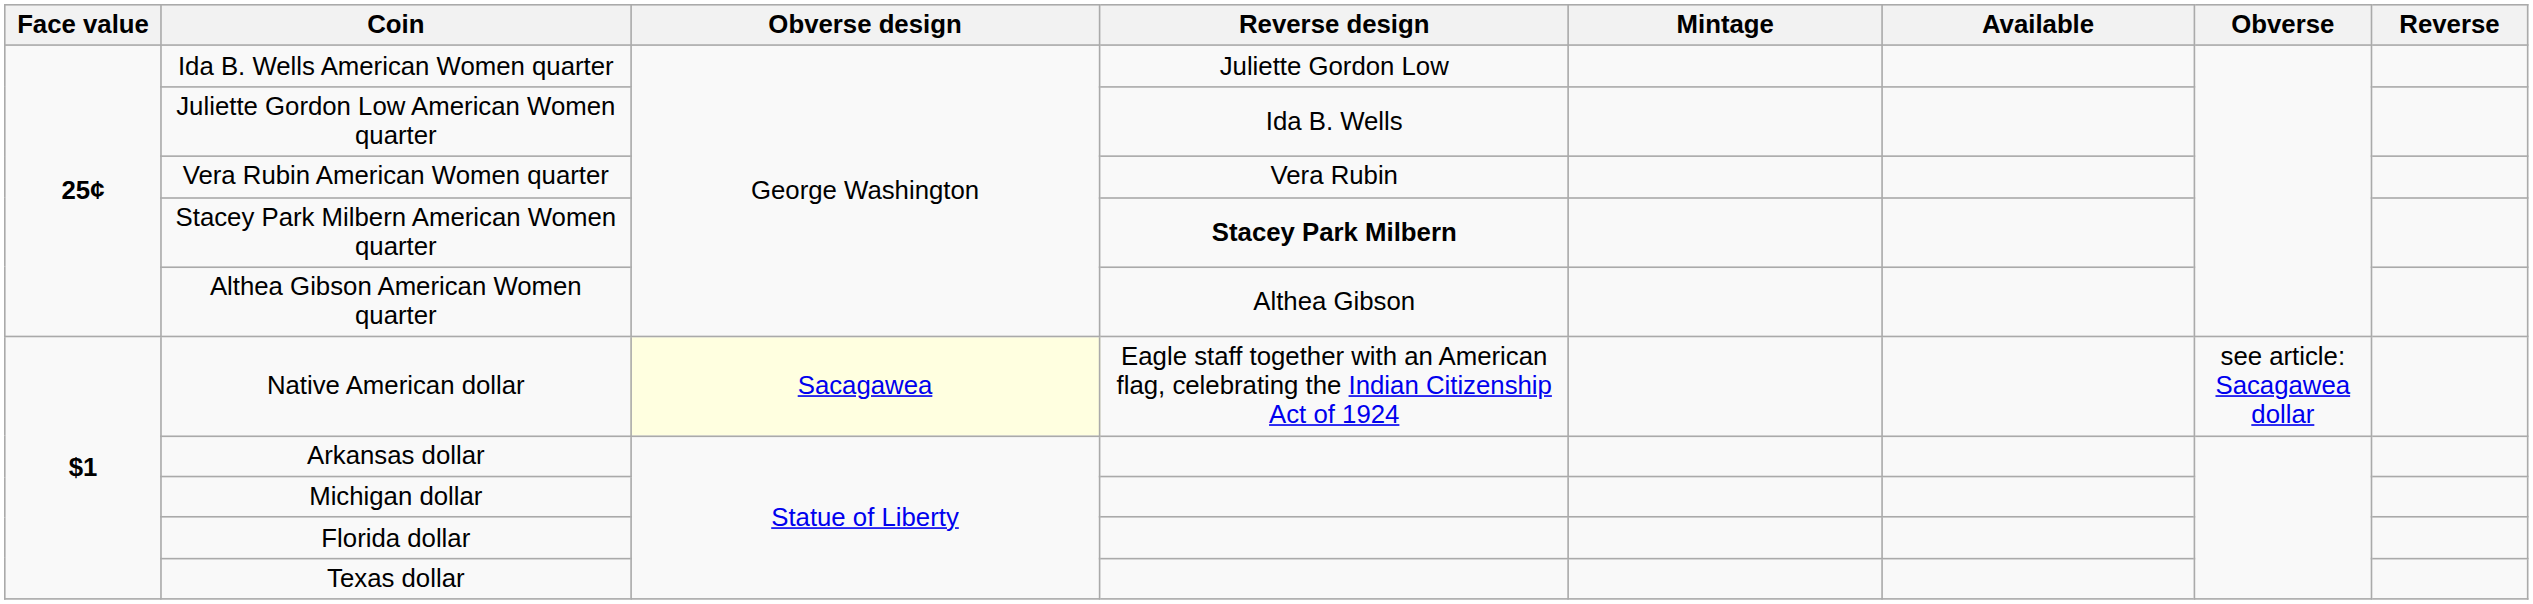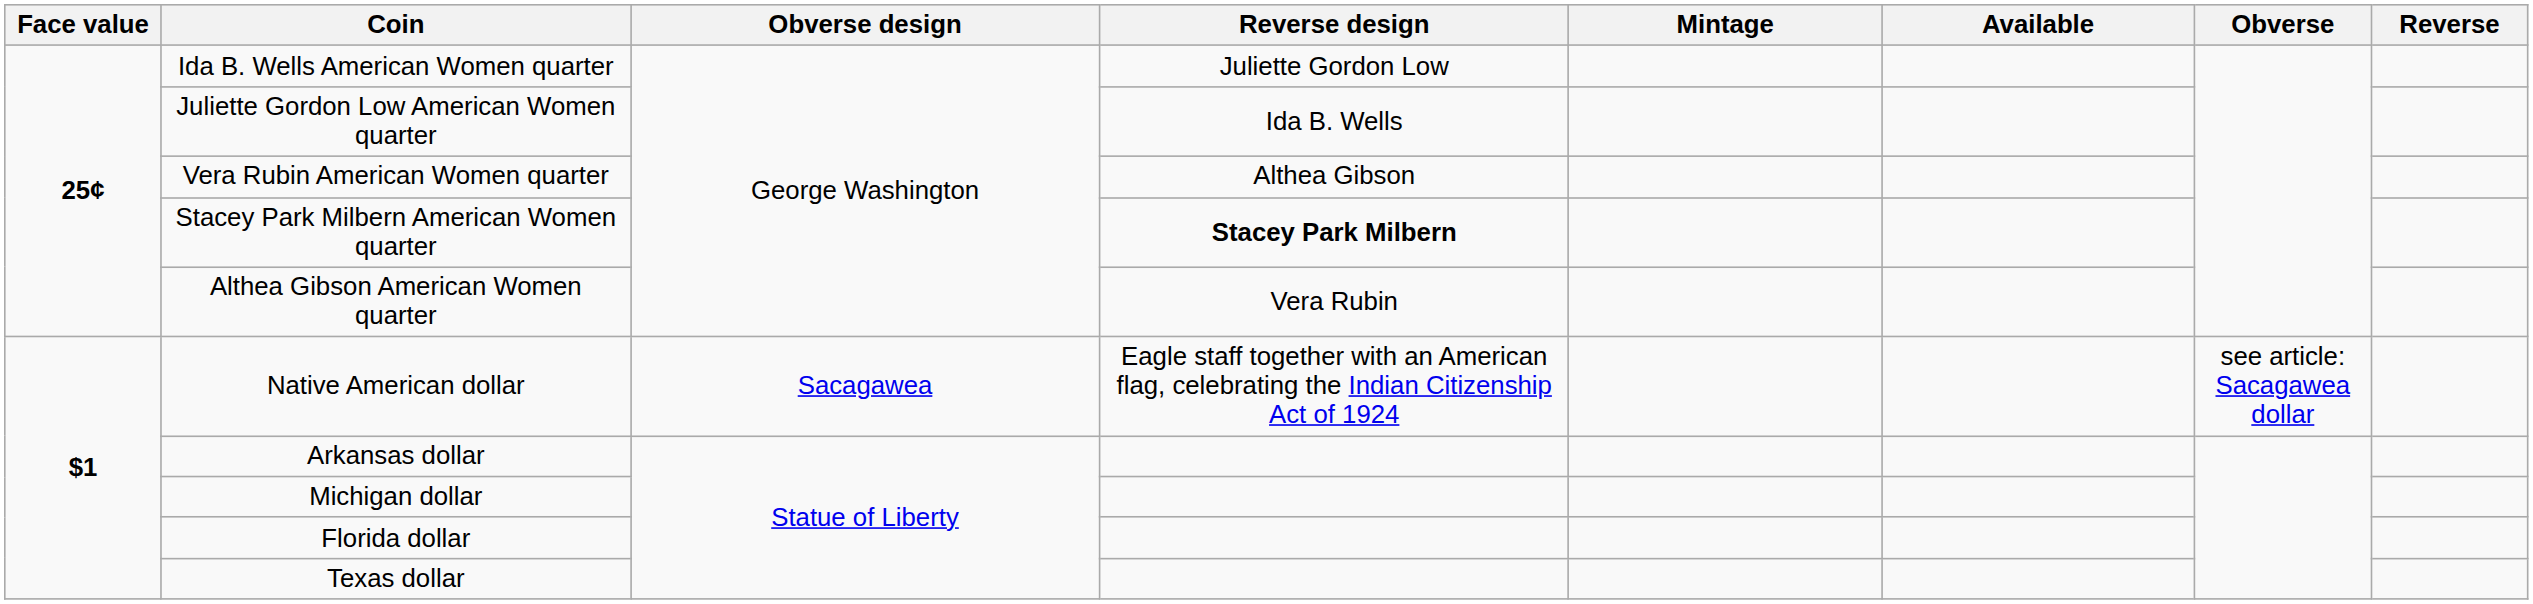(1334, 176) Vera Rubin -> (1334, 176) Althea Gibson
(1334, 301) Althea Gibson -> (1334, 301) Vera Rubin
(865, 385) lightyellow background -> (865, 385) no background
